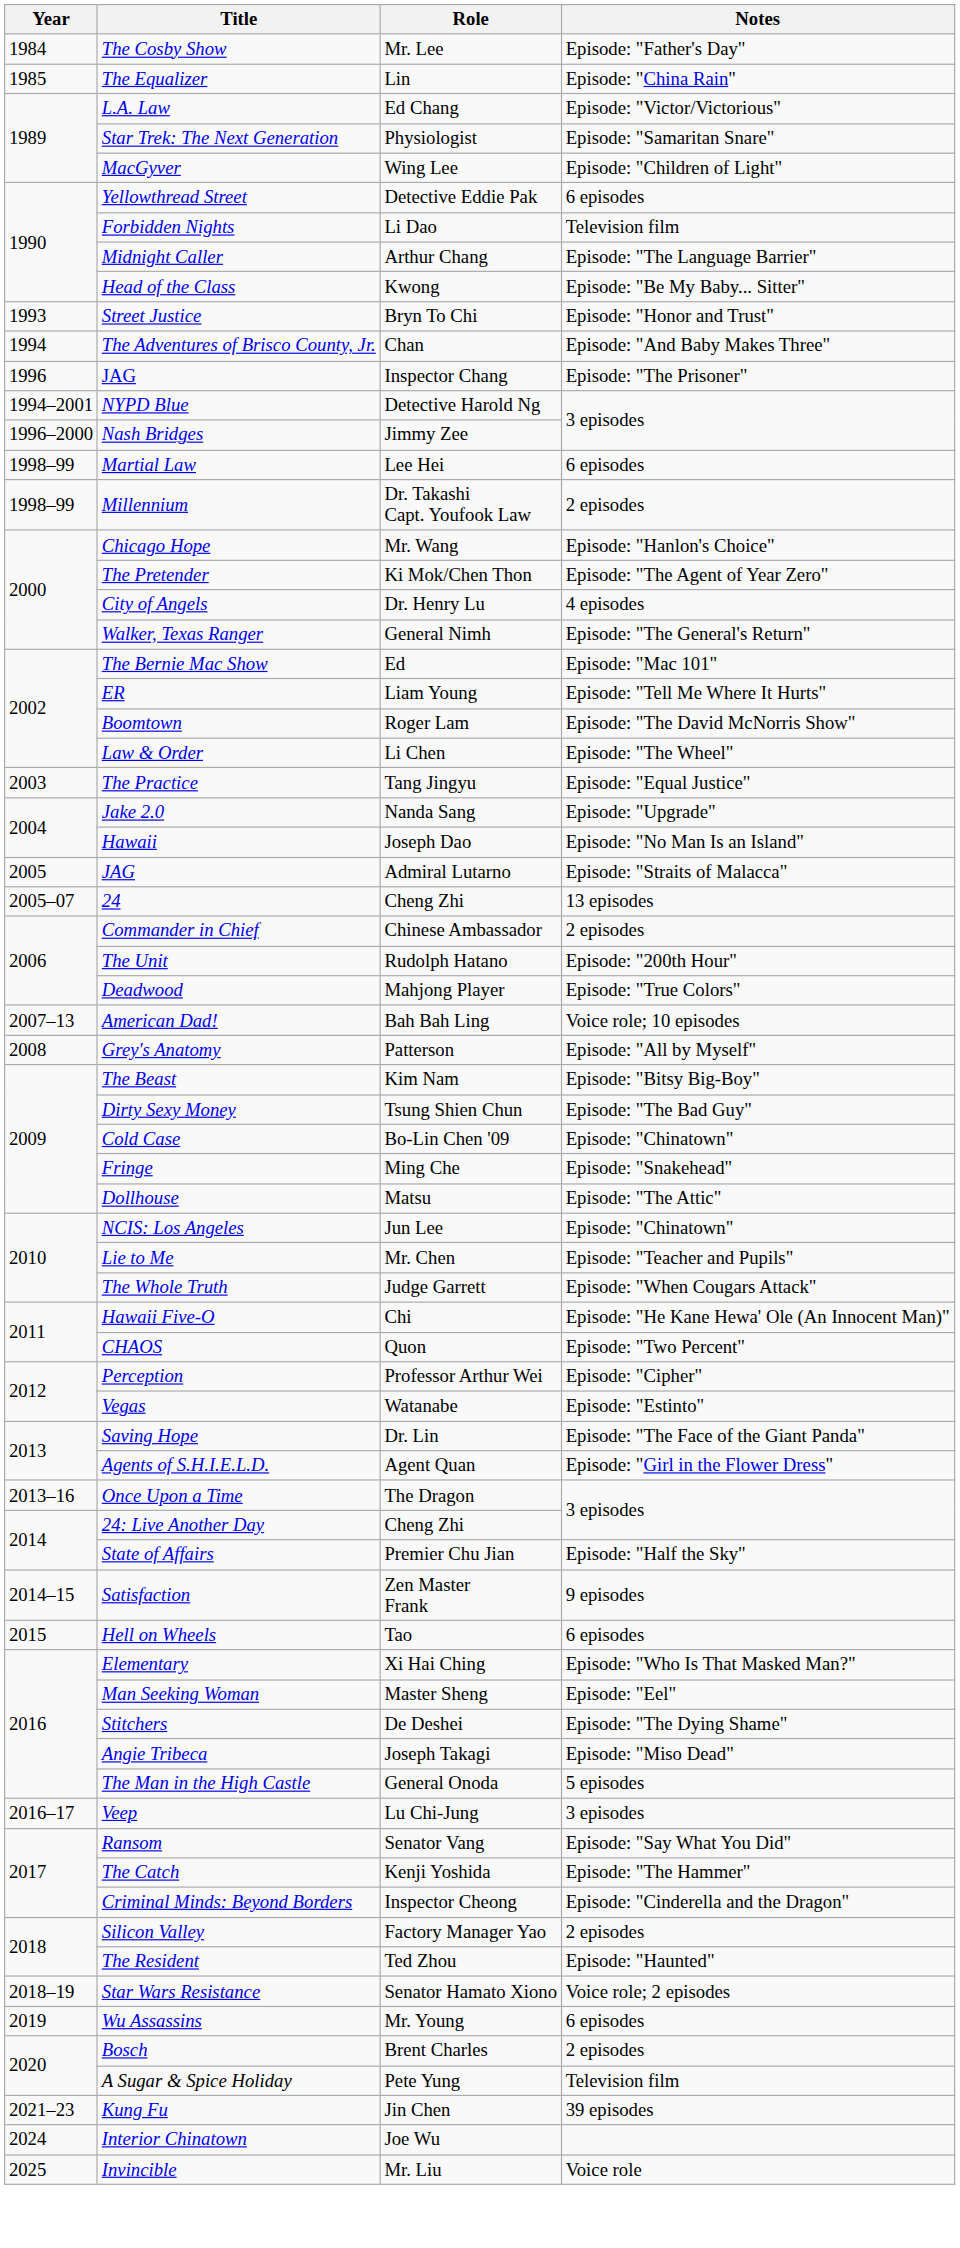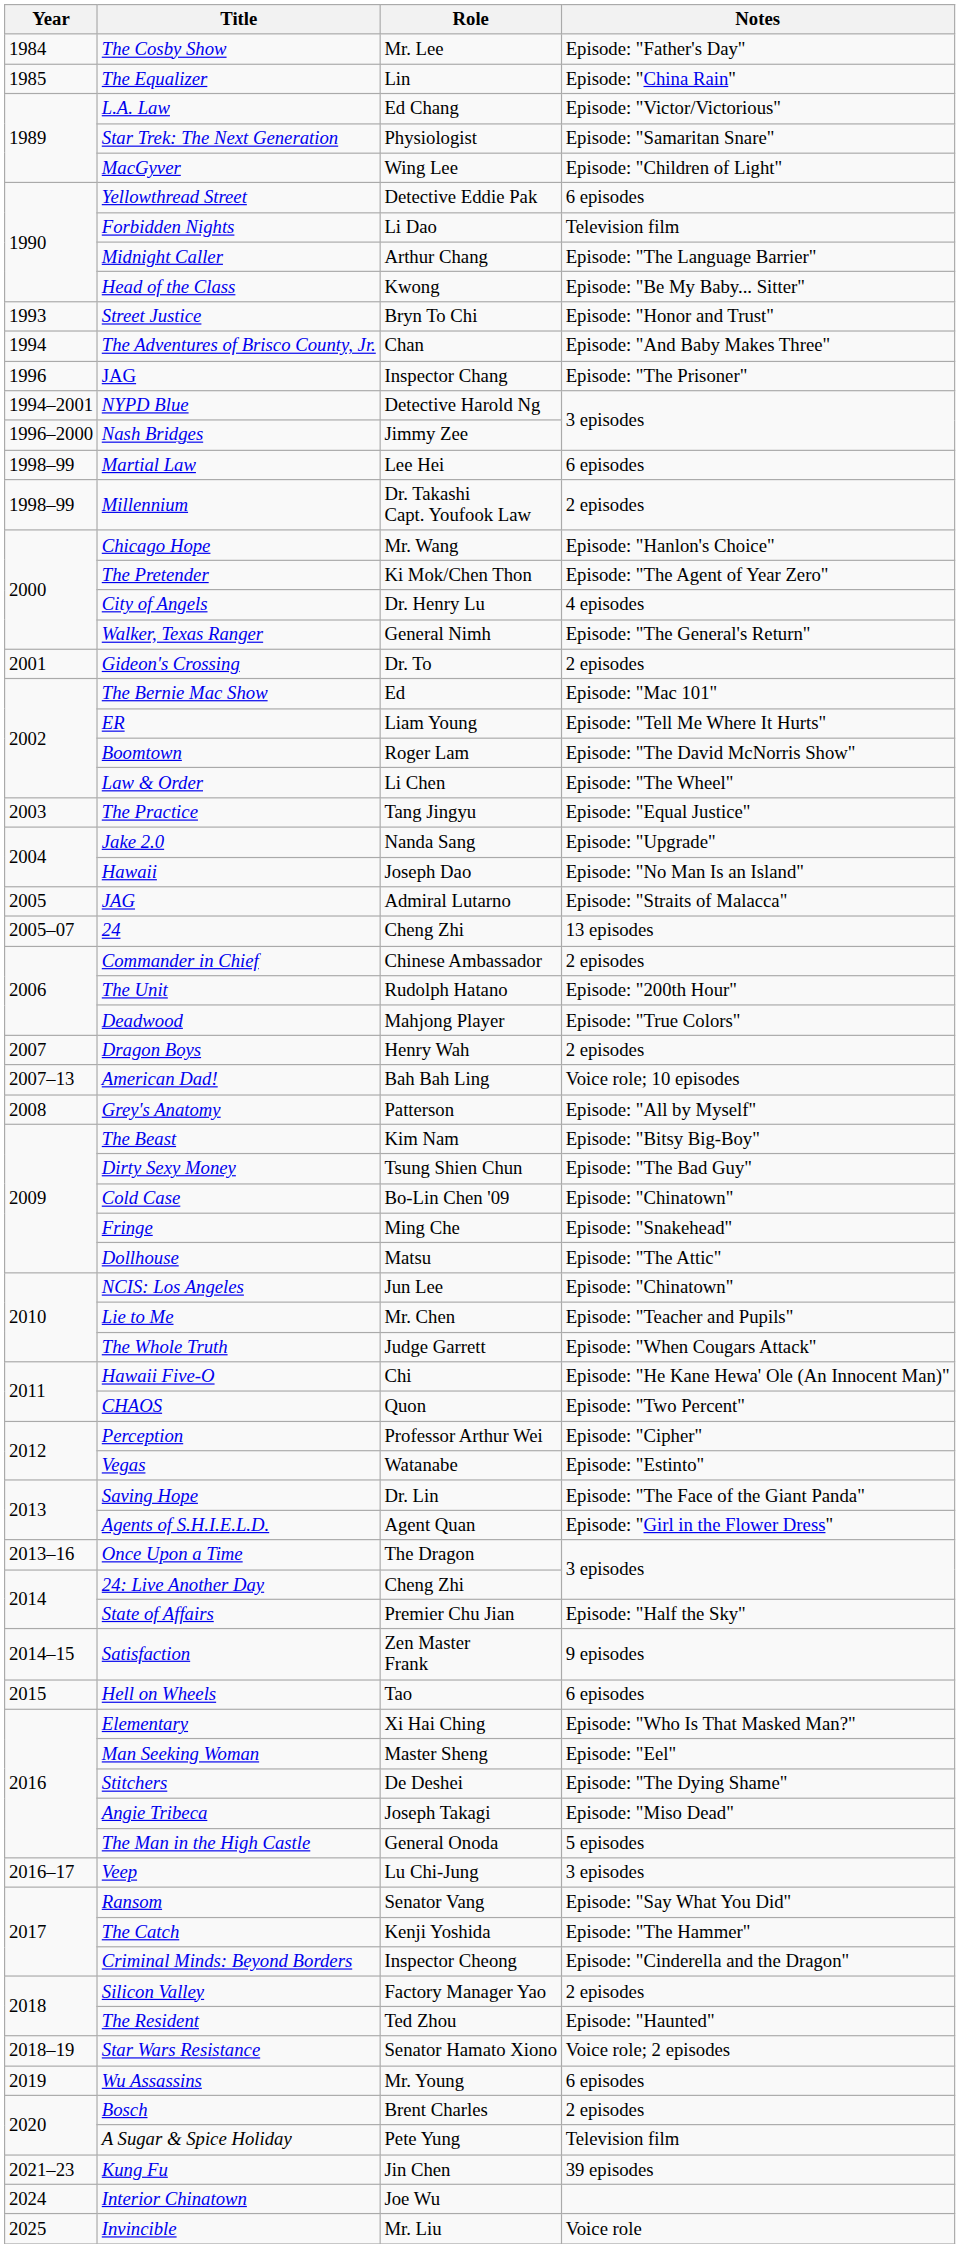+ row: (171, 663)
+ row: (151, 1049)
